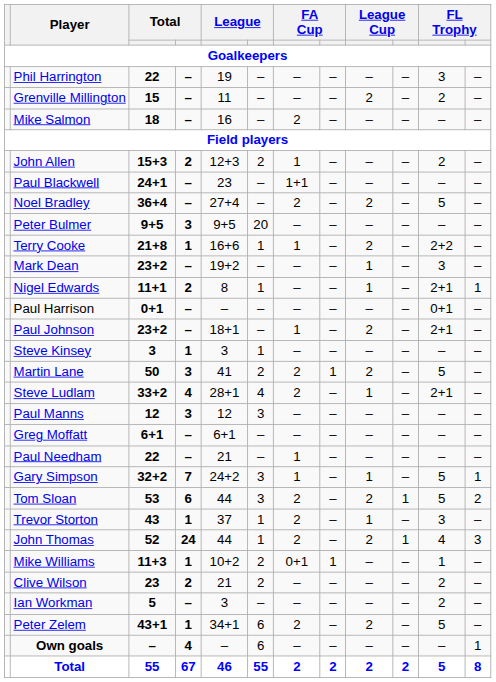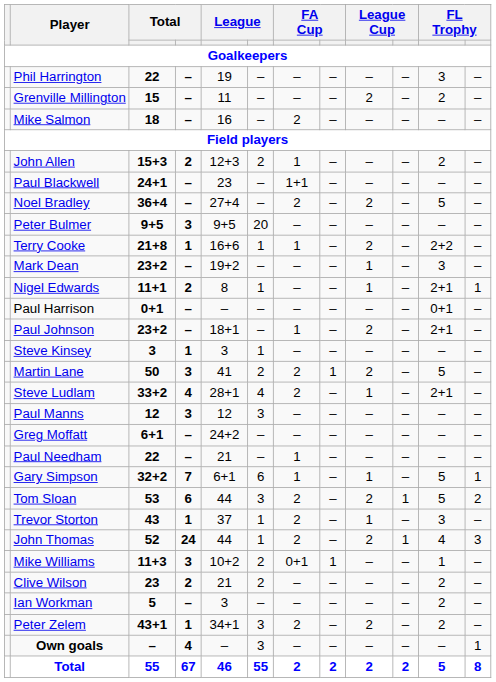(224, 435) 6+1 -> (224, 435) 24+2
(224, 477) 24+2 -> (224, 477) 6+1
(261, 477) 3 -> (261, 477) 6
(188, 561) 1 -> (188, 561) 3
(261, 624) 6 -> (261, 624) 3
(442, 624) 5 -> (442, 624) 2
(261, 645) 6 -> (261, 645) 3
